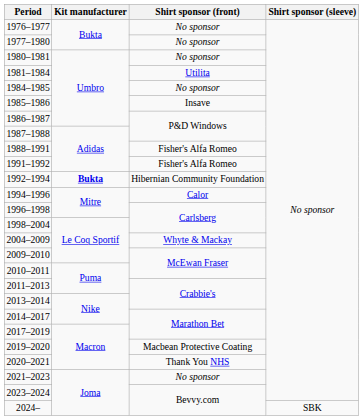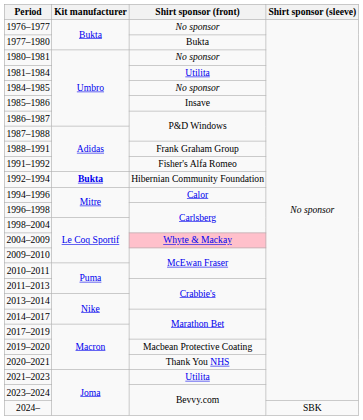(198, 42) No sponsor -> (198, 42) Bukta
(198, 149) Fisher's Alfa Romeo -> (198, 149) Frank Graham Group
(198, 240) no background -> (198, 240) pink background
(198, 377) No sponsor -> (198, 377) Utilita
